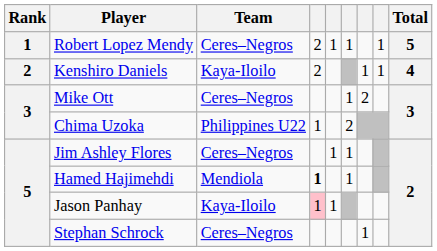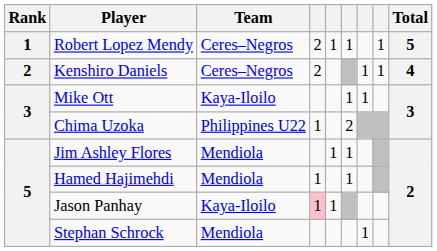(238, 71) Kaya-Iloilo -> (247, 71) Ceres–Negros
(247, 98) Ceres–Negros -> (238, 98) Kaya-Iloilo
(365, 98) 2 -> (365, 98) 1
(247, 152) Ceres–Negros -> (232, 152) Mendiola
(318, 179) bold -> (318, 179) normal
(247, 233) Ceres–Negros -> (232, 233) Mendiola
